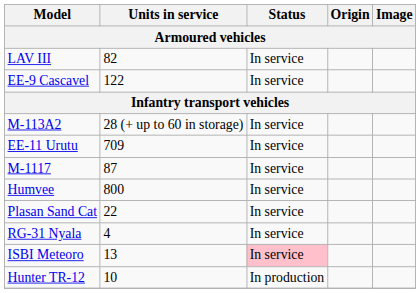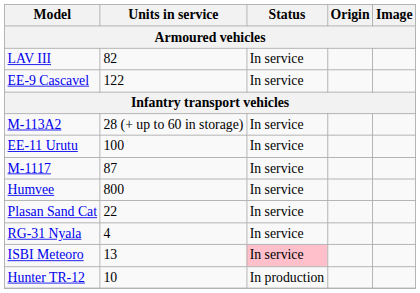(114, 146) 709 -> (114, 146) 100
